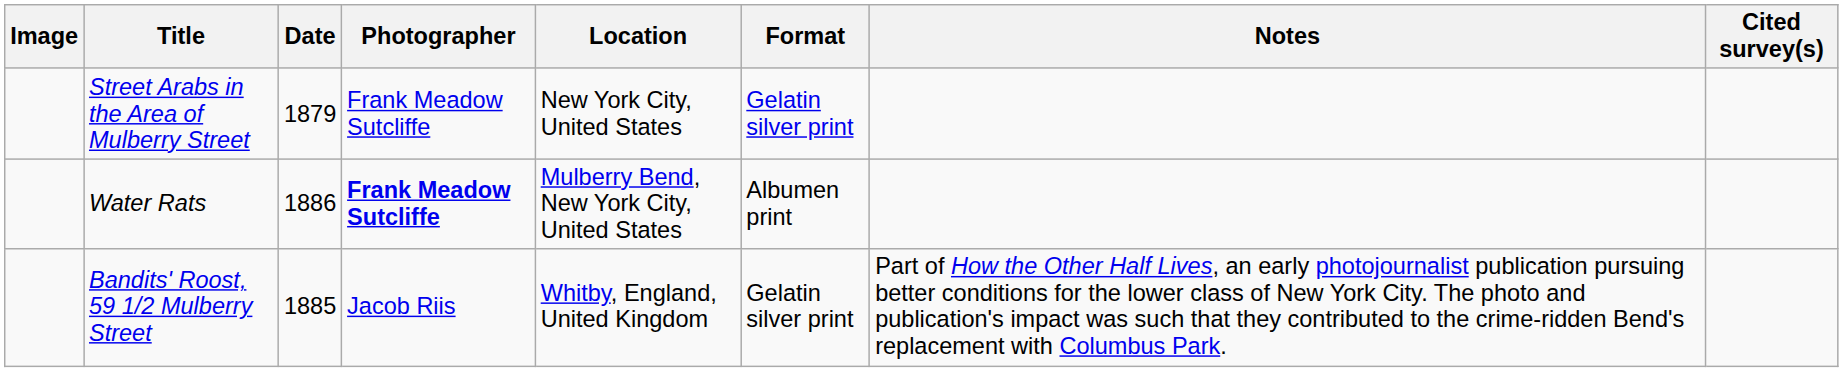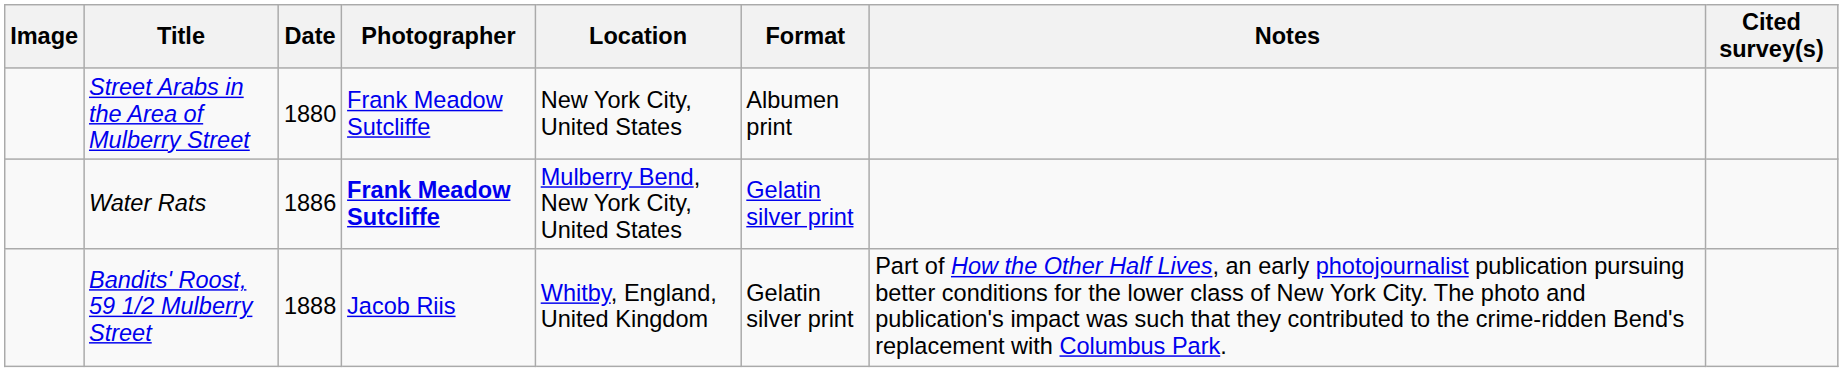(310, 113) 1879 -> (310, 113) 1880
(800, 113) Gelatin silver print -> (793, 113) Albumen print
(793, 203) Albumen print -> (800, 203) Gelatin silver print
(310, 307) 1885 -> (310, 307) 1888
